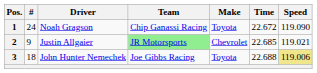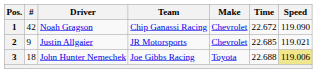(31, 27) 24 -> (31, 27) 42
(224, 27) Toyota -> (229, 27) Chevrolet
(158, 42) lightgreen background -> (158, 42) no background
